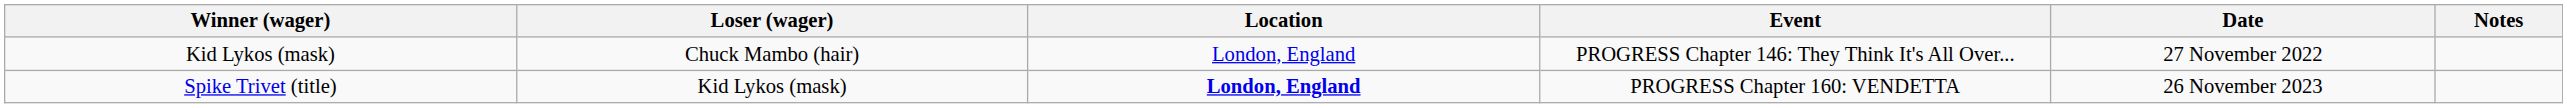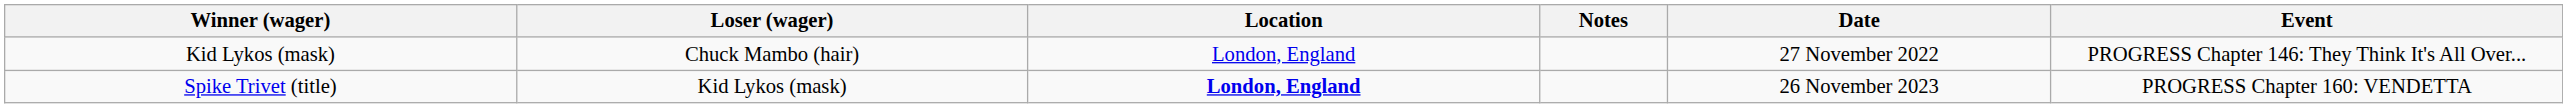columns swapped: (1795, 20) <-> (2499, 20)
